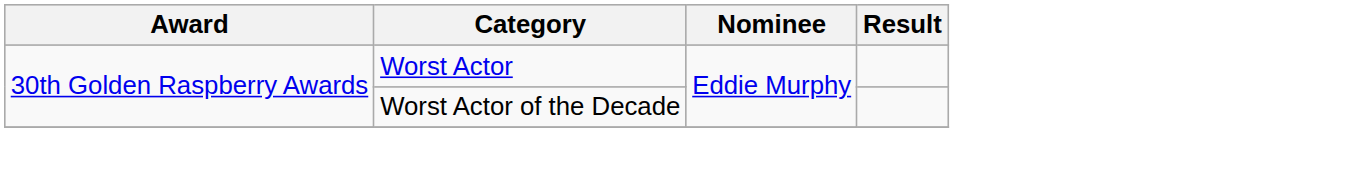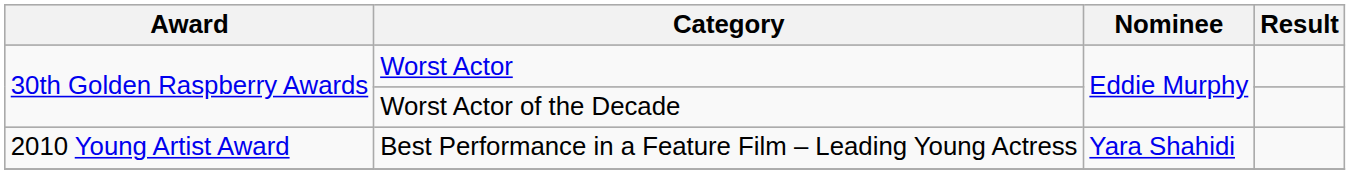+ row: (729, 147)
